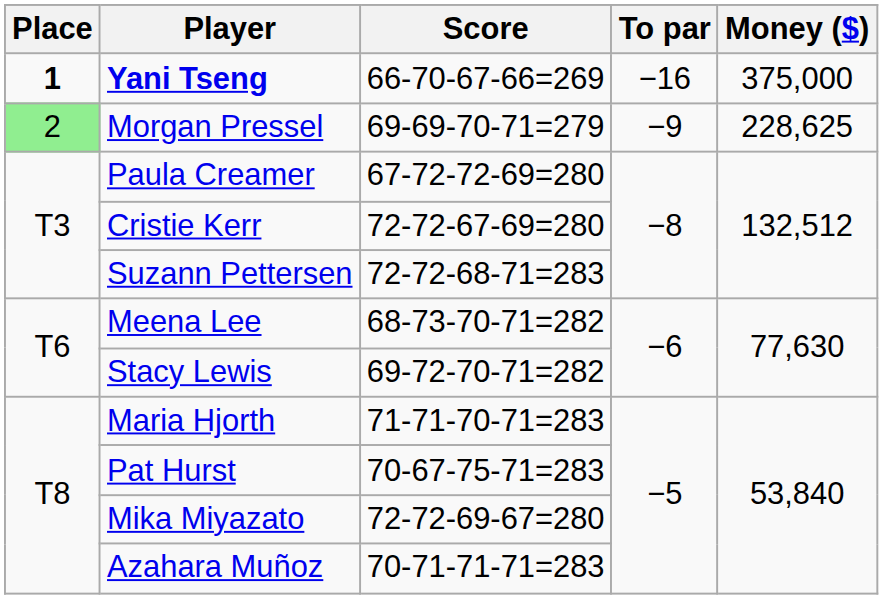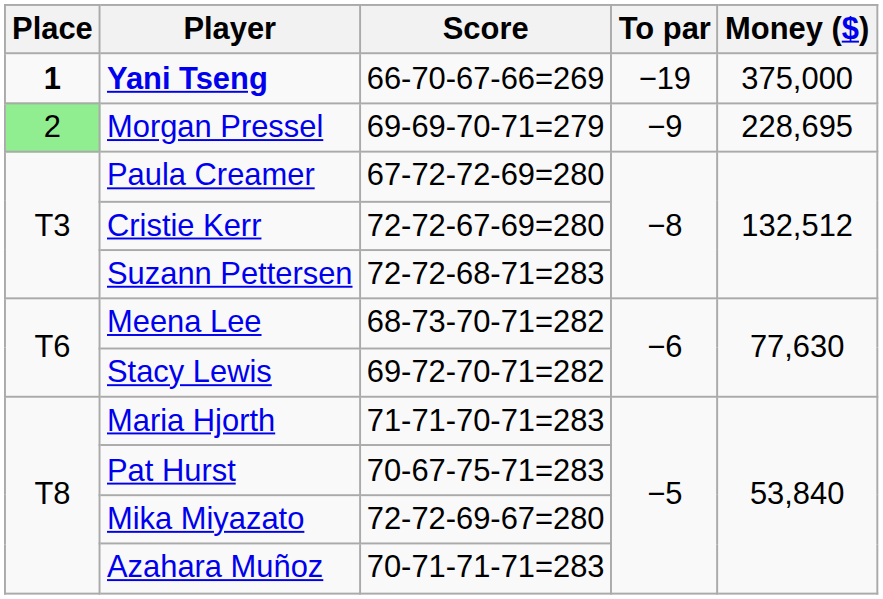(665, 77) −16 -> (665, 77) −19
(797, 126) 228,625 -> (797, 126) 228,695
